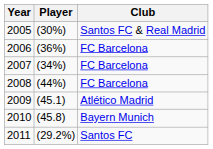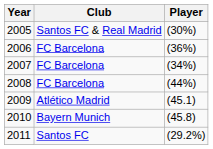columns swapped: (56, 13) <-> (143, 13)
